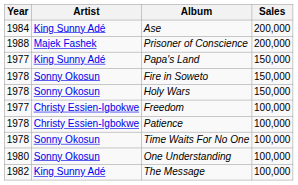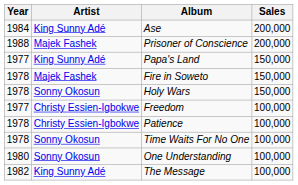(67, 76) Sonny Okosun -> (65, 76) Majek Fashek
